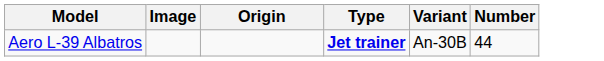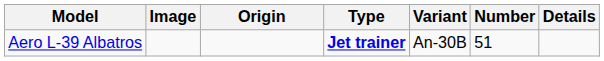+ column: (569, 17)
(483, 42) 44 -> (483, 42) 51
